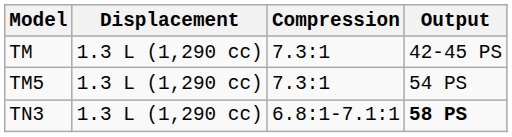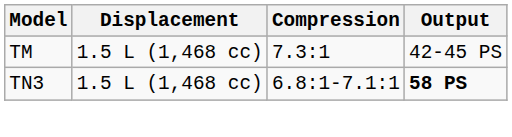(170, 52) 1.3 L (1,290 cc) -> (170, 52) 1.5 L (1,468 cc)
- row: (27, 84)
(170, 115) 1.3 L (1,290 cc) -> (170, 84) 1.5 L (1,468 cc)
